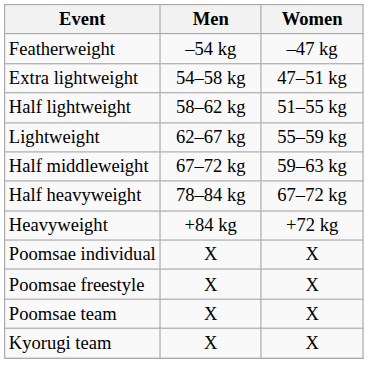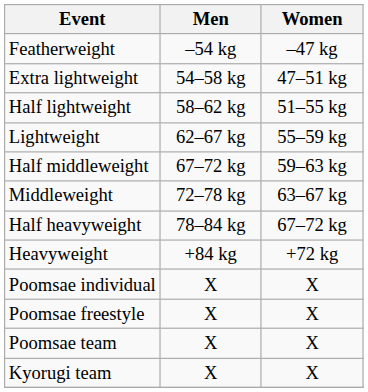+ row: (61, 195)
